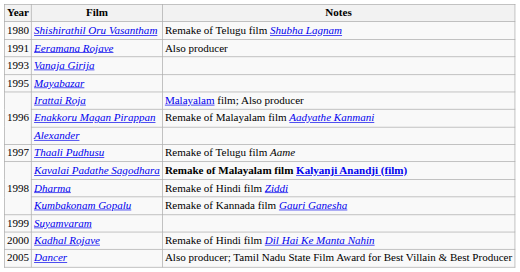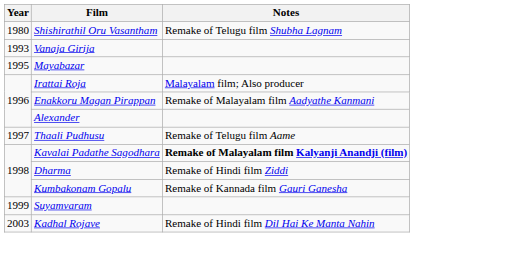- row: (74, 48)
(18, 240) 2000 -> (18, 223) 2003
- row: (51, 258)
